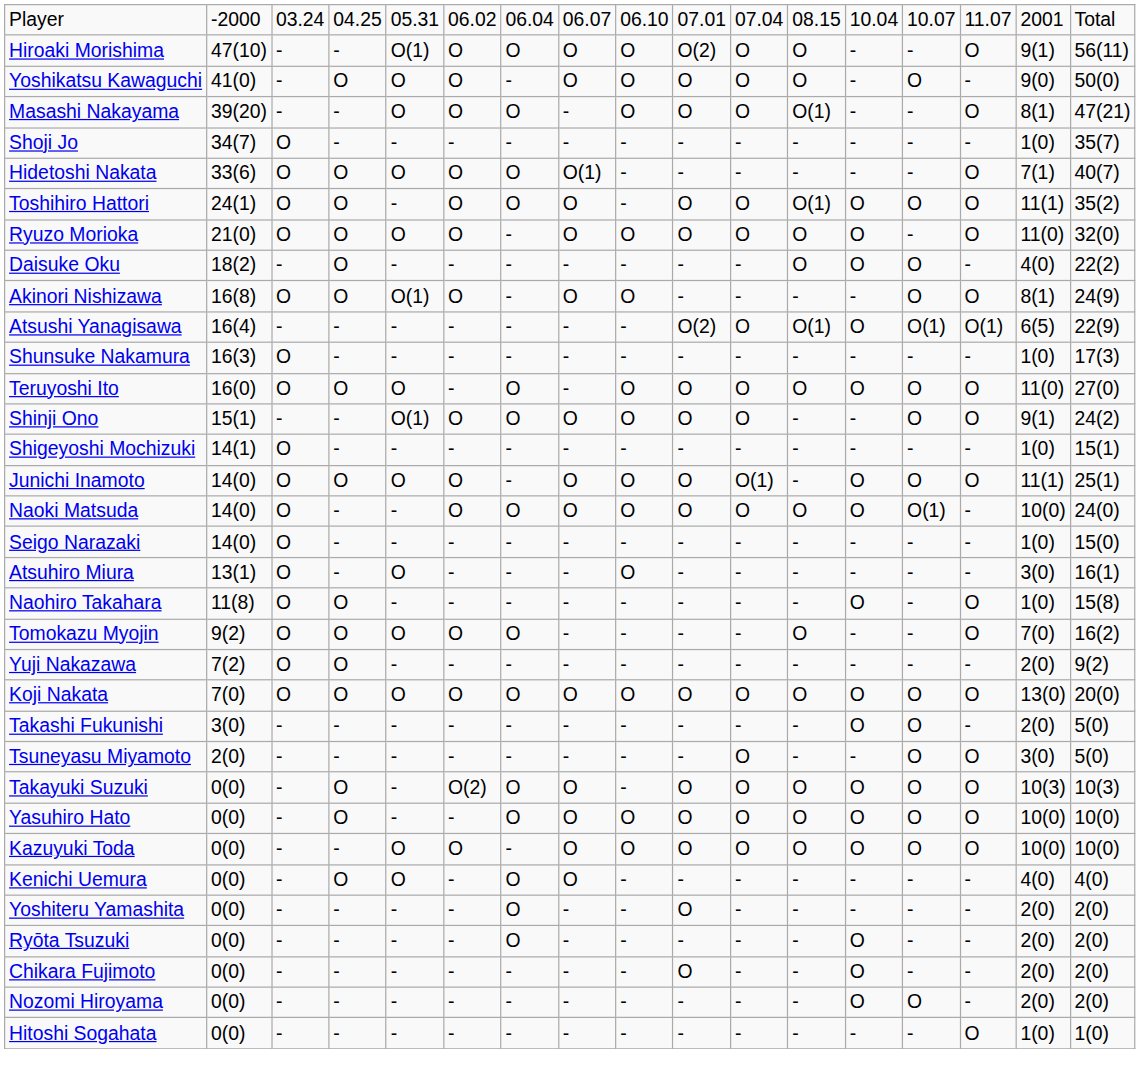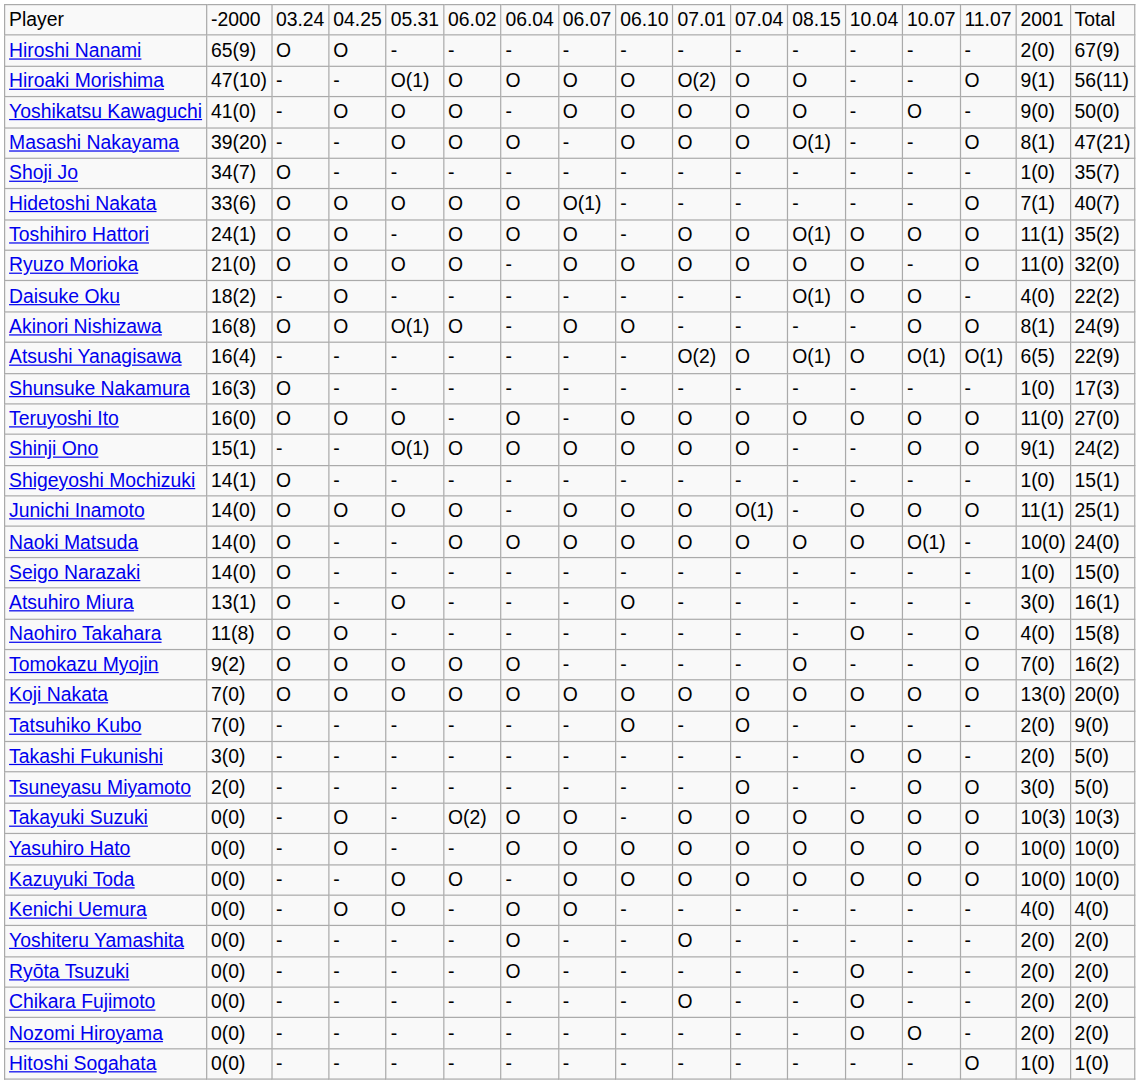+ row: (75, 50)
(800, 265) O -> (812, 296) O(1)
(1038, 603) 1(0) -> (1038, 633) 4(0)
- row: (73, 664)
+ row: (75, 726)
